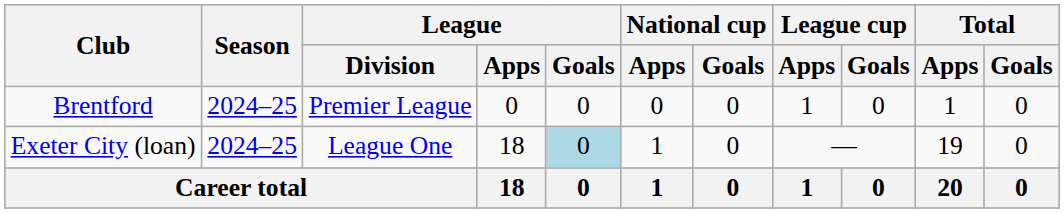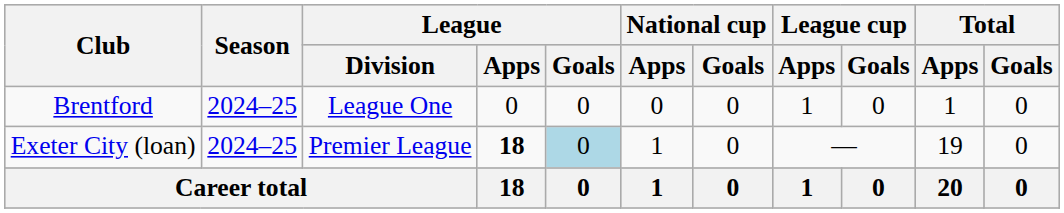(390, 106) Premier League -> (390, 106) League One
(390, 146) League One -> (390, 146) Premier League
(512, 146) normal -> (512, 146) bold
